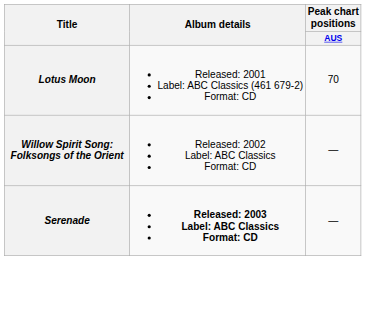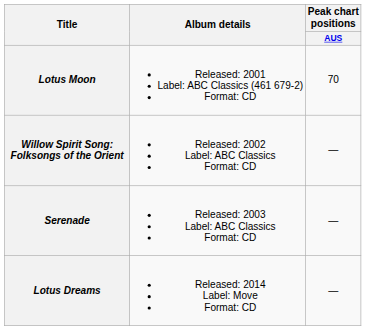(218, 226) bold -> (218, 226) normal
+ row: (67, 290)
